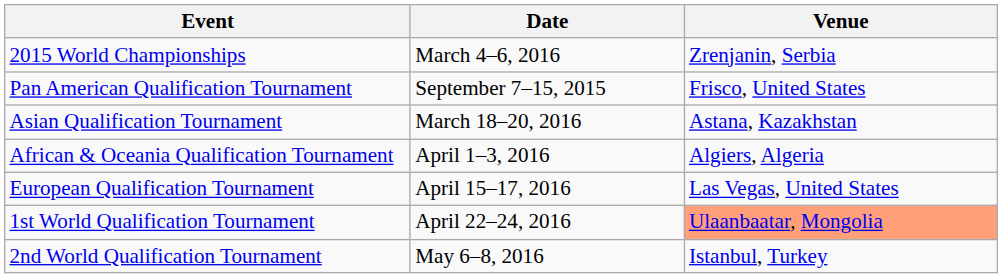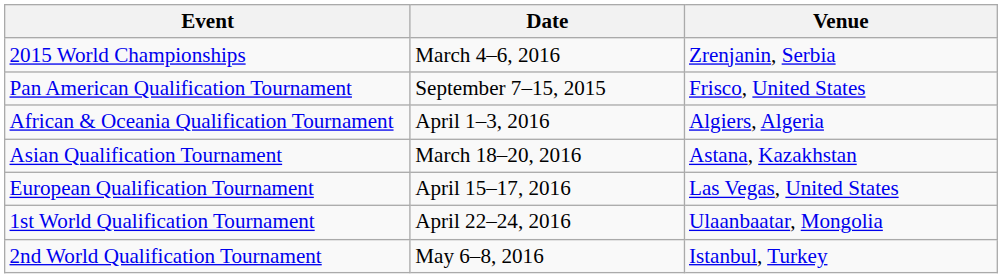rows swapped: (146, 121) <-> (202, 155)
(786, 222) lightsalmon background -> (786, 222) no background
